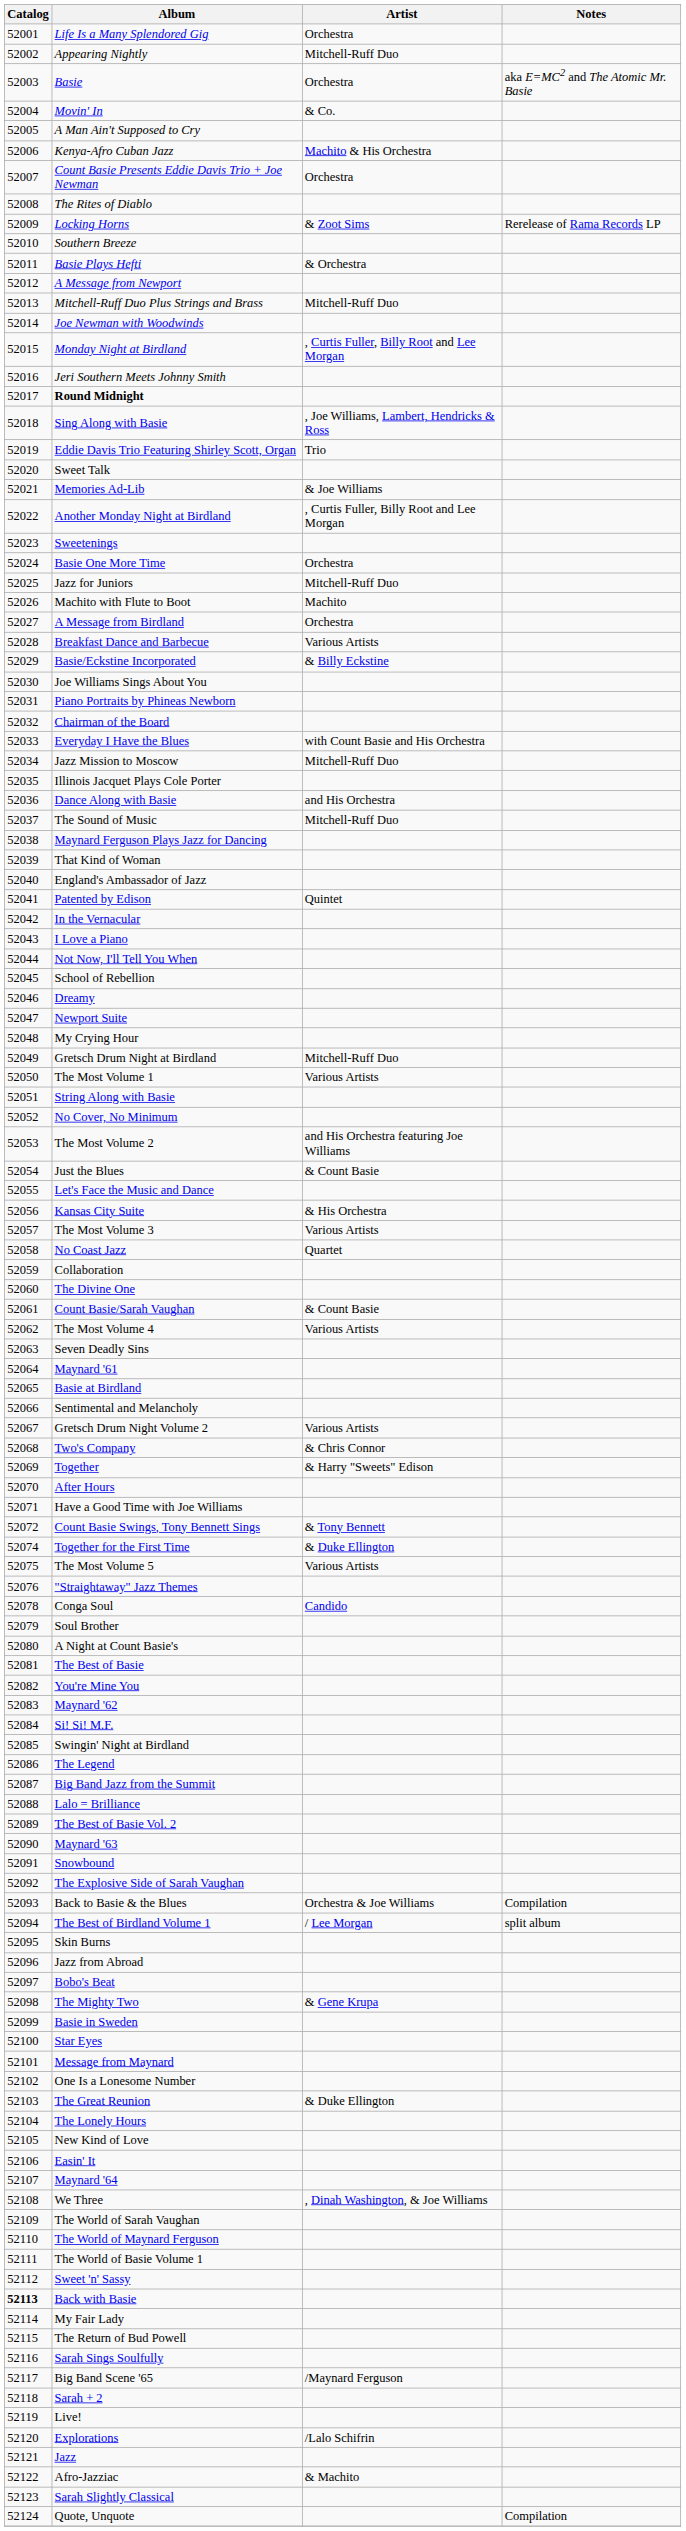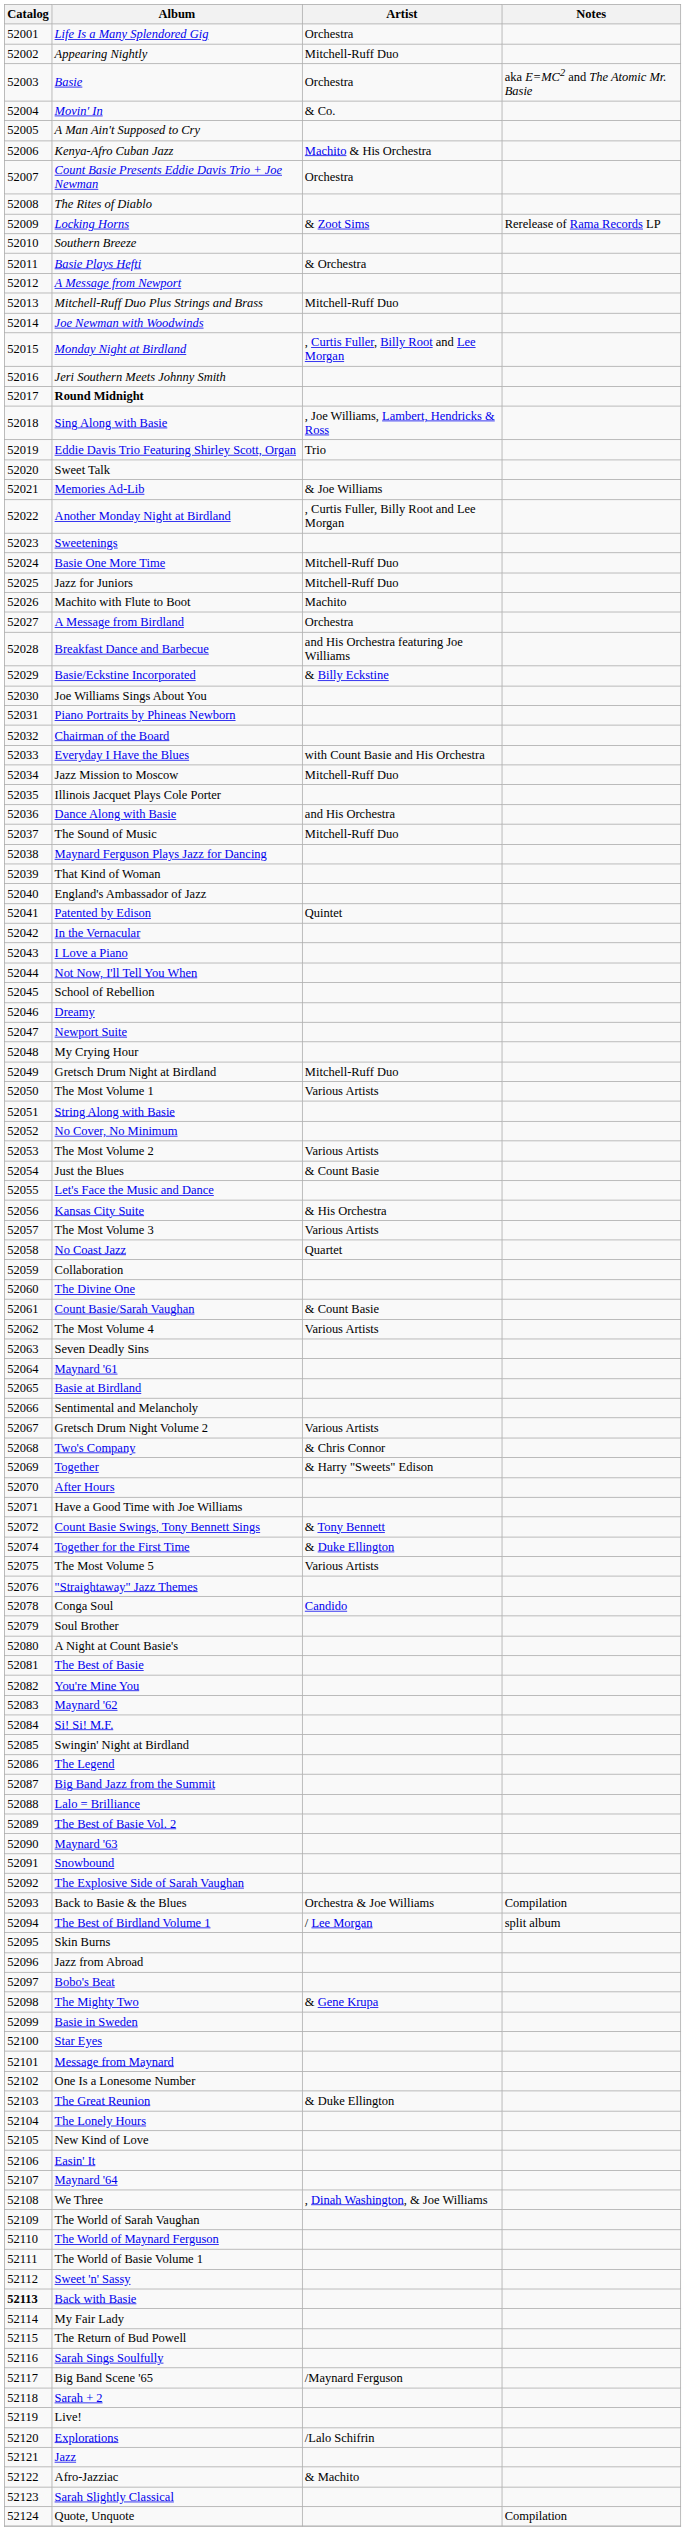(329, 562) Orchestra -> (352, 562) Mitchell-Ruff Duo
(342, 642) Various Artists -> (384, 649) and His Orchestra featuring Joe Williams
(384, 1143) and His Orchestra featuring Joe Williams -> (342, 1151) Various Artists
